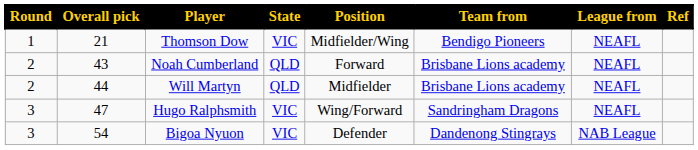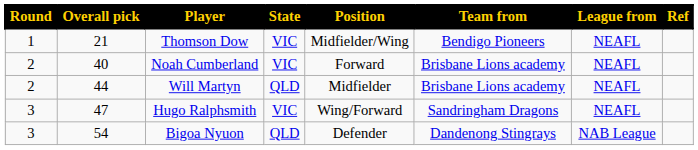(101, 64) 43 -> (101, 64) 40
(285, 64) QLD -> (285, 64) VIC
(285, 133) VIC -> (285, 133) QLD
